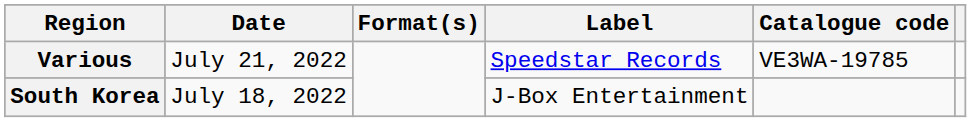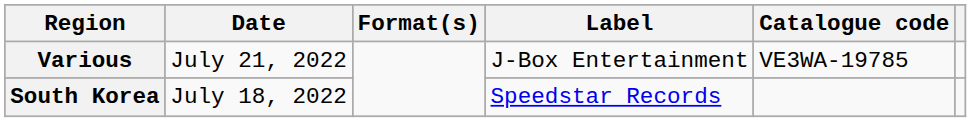(606, 60) Speedstar Records -> (620, 60) J-Box Entertainment
(620, 97) J-Box Entertainment -> (606, 97) Speedstar Records
